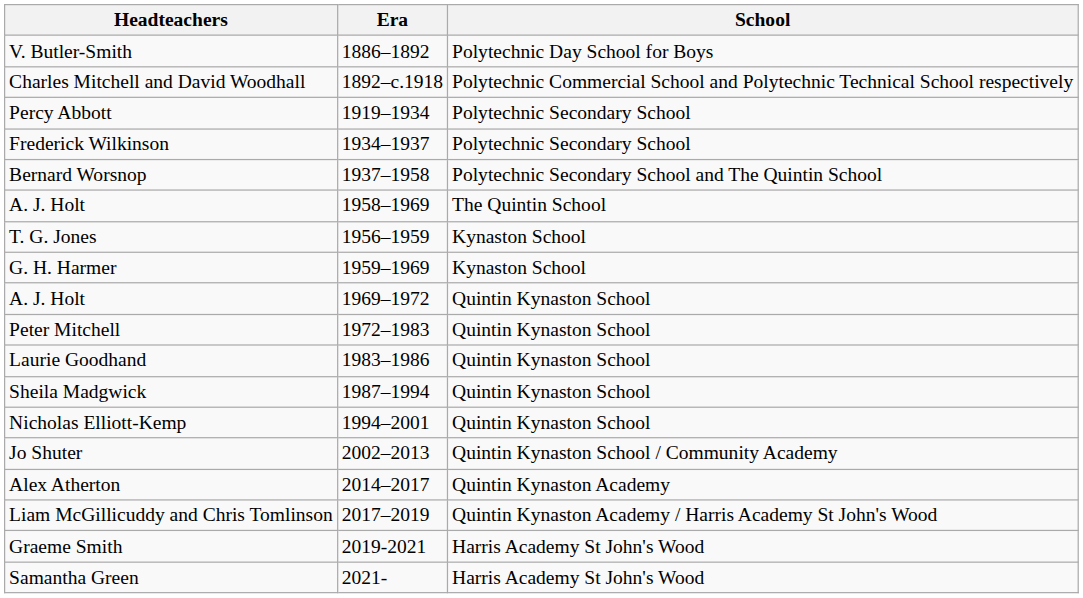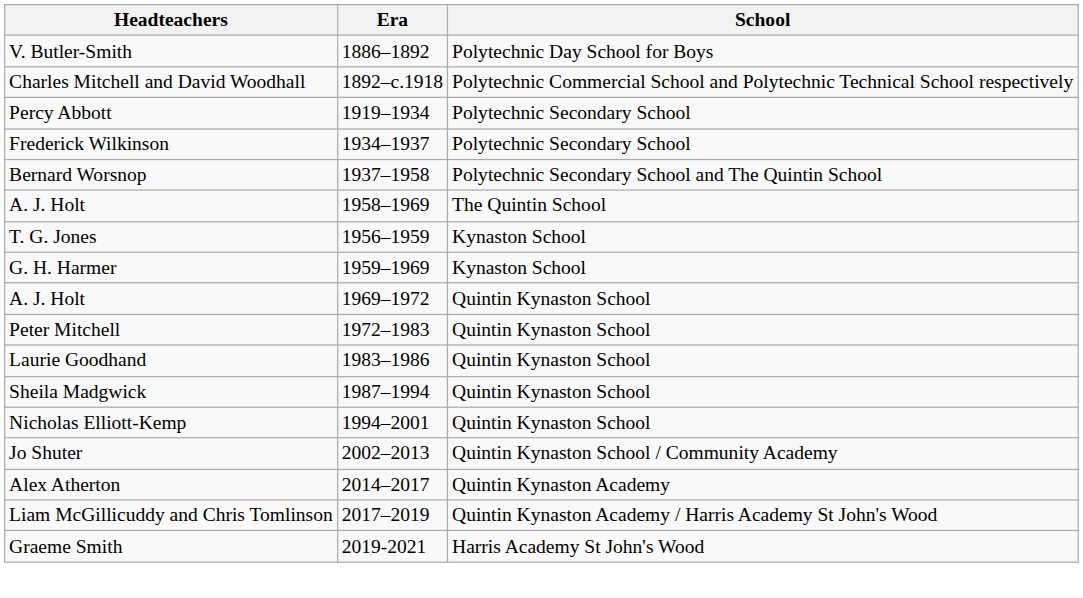- row: (74, 577)
